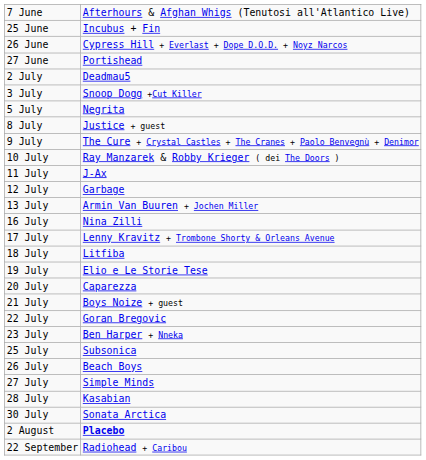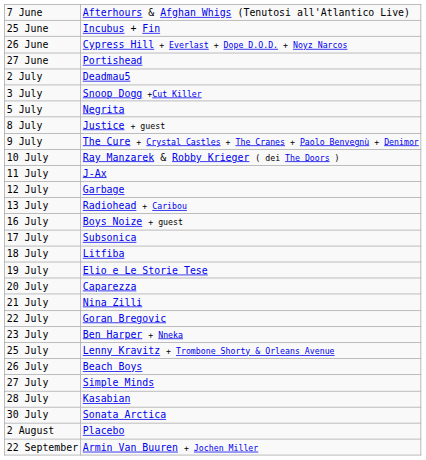(171, 206) Armin Van Buuren + Jochen Miller -> (135, 206) Radiohead + Caribou
(113, 222) Nina Zilli -> (133, 222) Boys Noize + guest
(209, 238) Lenny Kravitz + Trombone Shorty & Orleans Avenue -> (110, 238) Subsonica
(133, 302) Boys Noize + guest -> (113, 302) Nina Zilli
(110, 351) Subsonica -> (209, 351) Lenny Kravitz + Trombone Shorty & Orleans Avenue
(104, 431) bold -> (104, 431) normal
(135, 447) Radiohead + Caribou -> (171, 447) Armin Van Buuren + Jochen Miller
